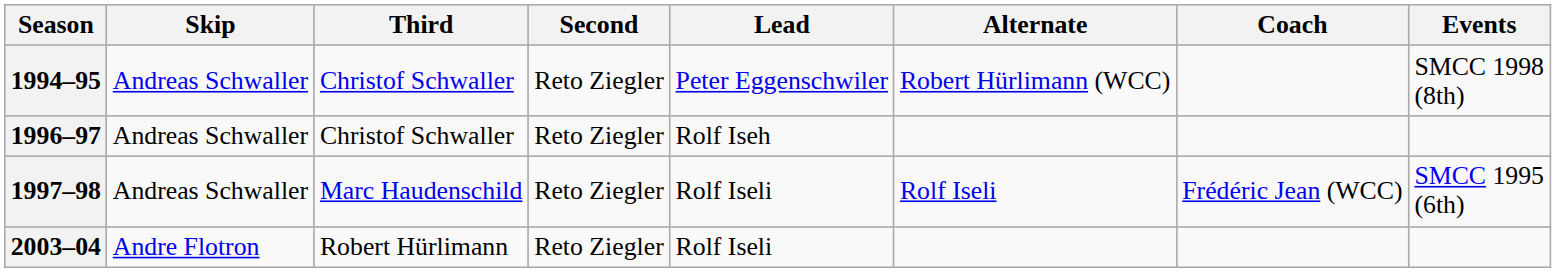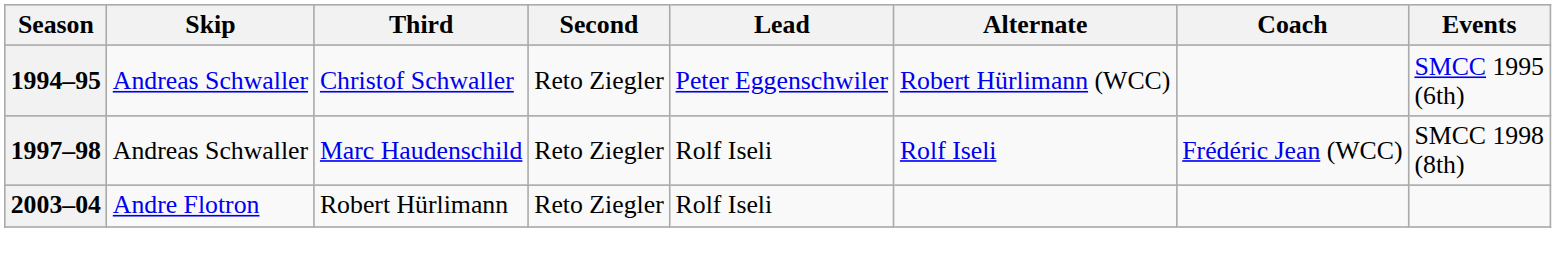(1479, 80) SMCC 1998 (8th) -> (1479, 80) SMCC 1995 (6th)
- row: (56, 135)
(1479, 190) SMCC 1995 (6th) -> (1479, 150) SMCC 1998 (8th)
